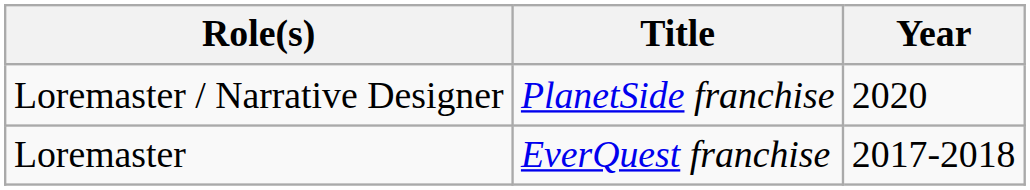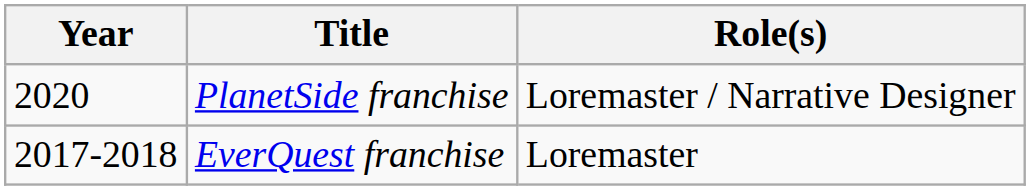columns swapped: (934, 34) <-> (259, 34)
